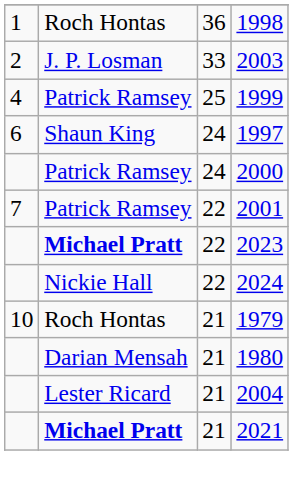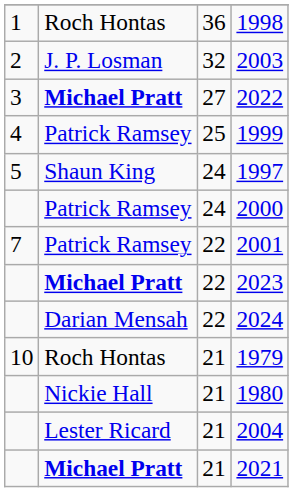(214, 60) 33 -> (214, 60) 32
+ row: (260, 97)
(16, 134) 6 -> (16, 171) 5
(98, 282) Nickie Hall -> (116, 319) Darian Mensah
(116, 356) Darian Mensah -> (98, 393) Nickie Hall
